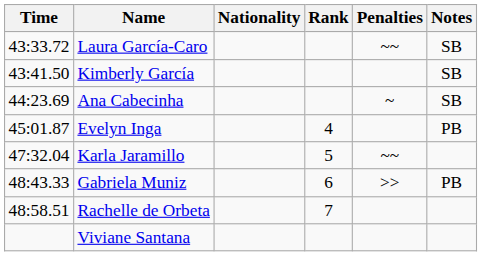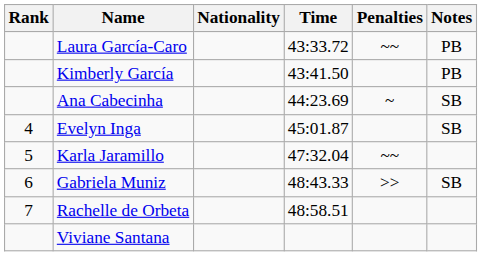columns swapped: (329, 18) <-> (39, 18)
(452, 45) SB -> (452, 45) PB
(452, 73) SB -> (452, 73) PB
(452, 127) PB -> (452, 127) SB
(452, 182) PB -> (452, 182) SB
